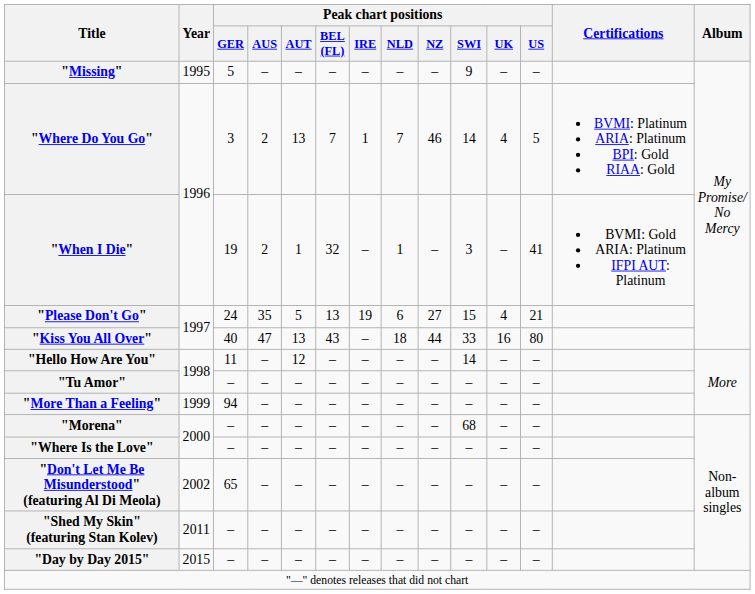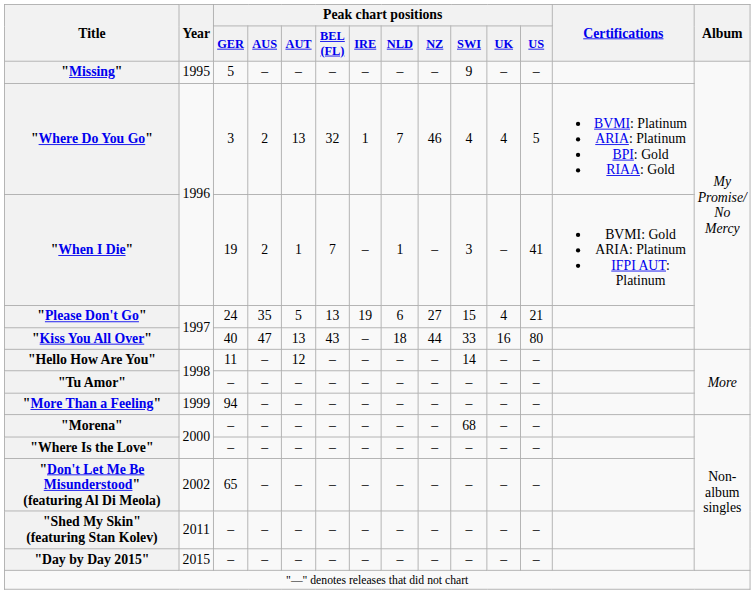(332, 138) 7 -> (332, 138) 32
(469, 138) 14 -> (469, 138) 4
(332, 250) 32 -> (332, 250) 7
